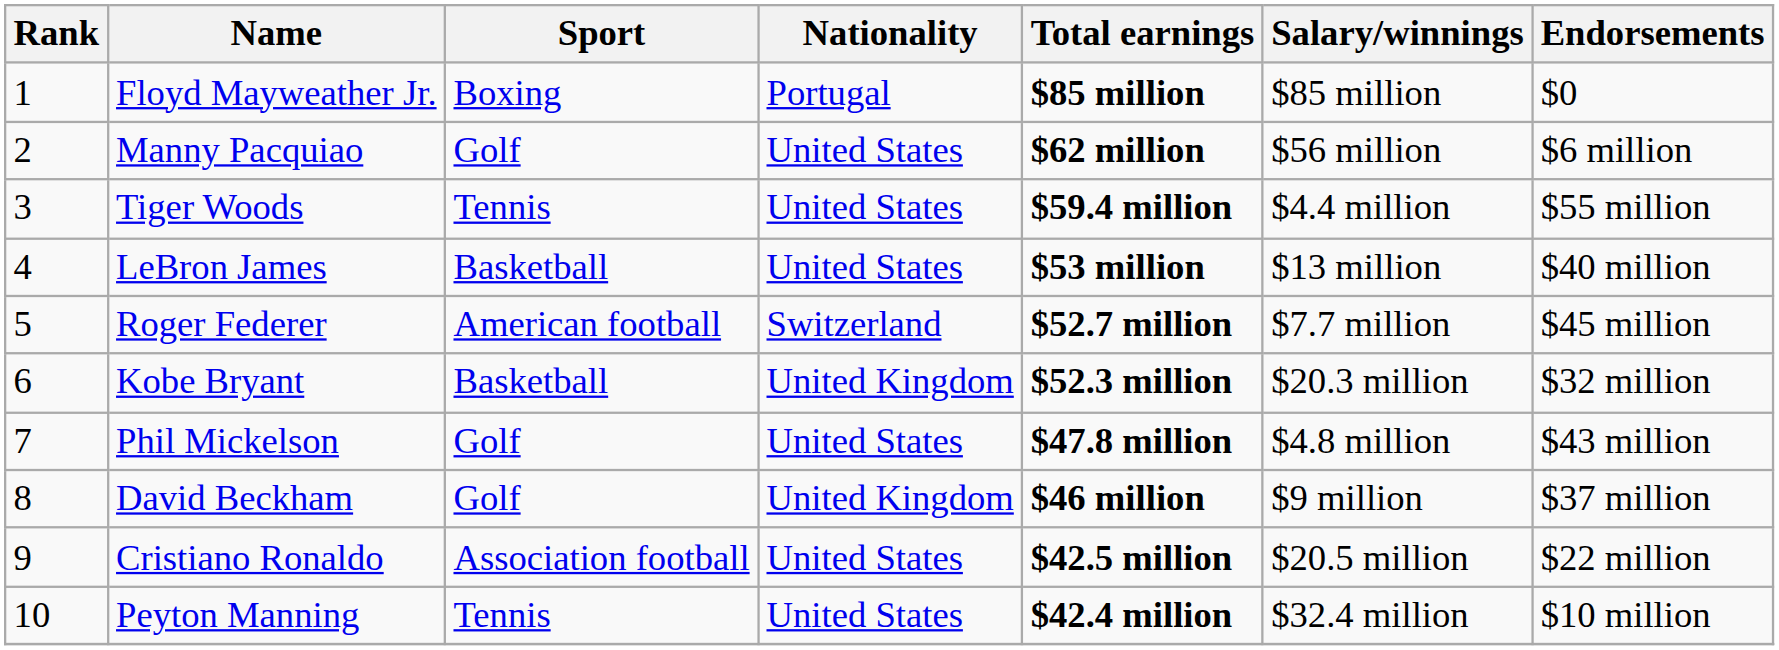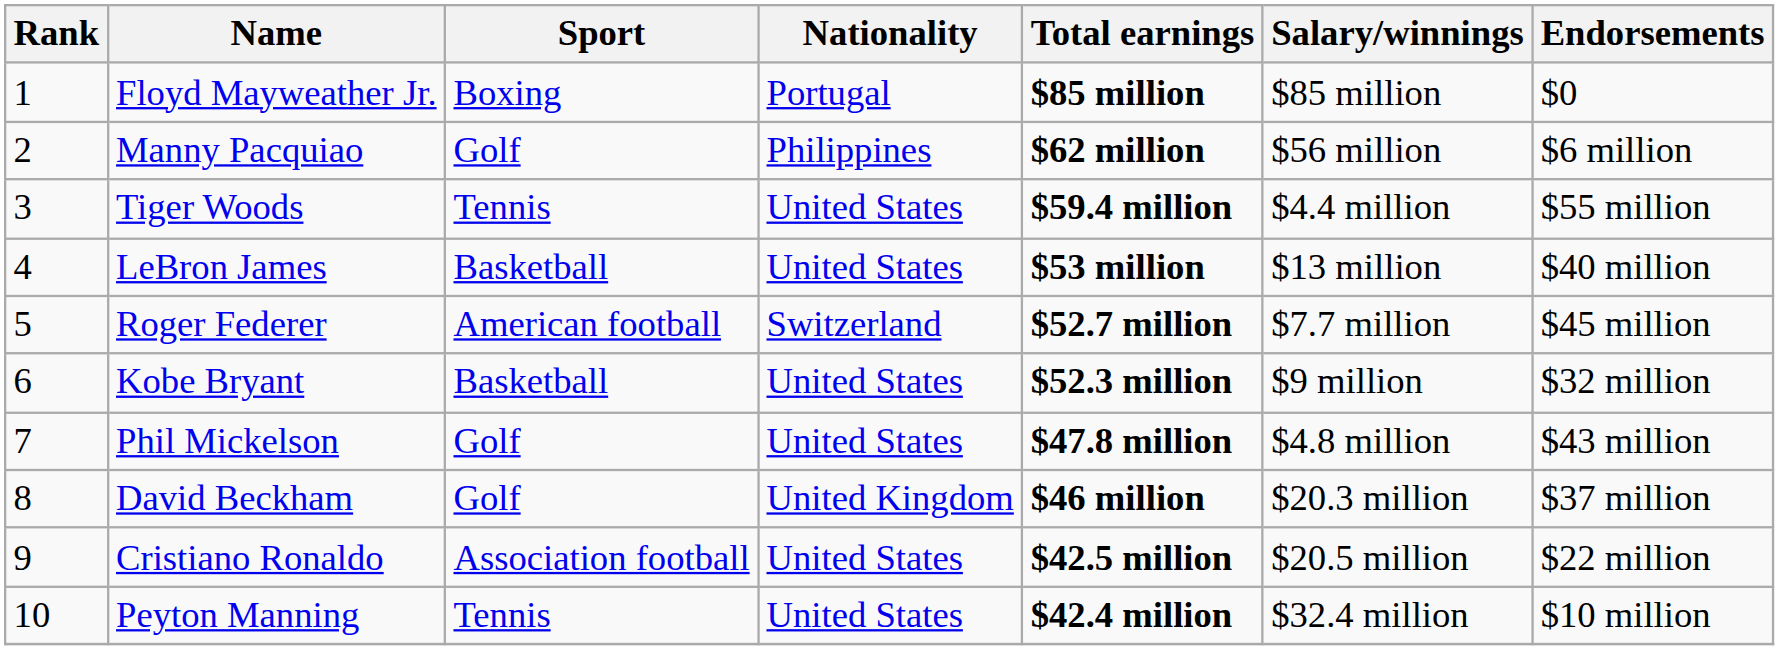(865, 149) United States -> (849, 149) Philippines
(890, 382) United Kingdom -> (865, 382) United States
(1370, 382) $20.3 million -> (1347, 382) $9 million
(1347, 498) $9 million -> (1370, 498) $20.3 million
